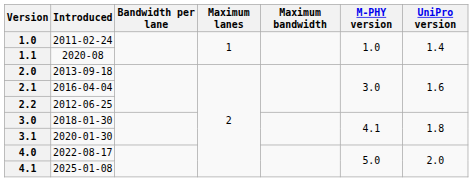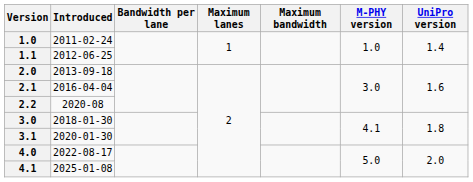(83, 56) 2020-08 -> (83, 56) 2012-06-25
(83, 104) 2012-06-25 -> (83, 104) 2020-08
